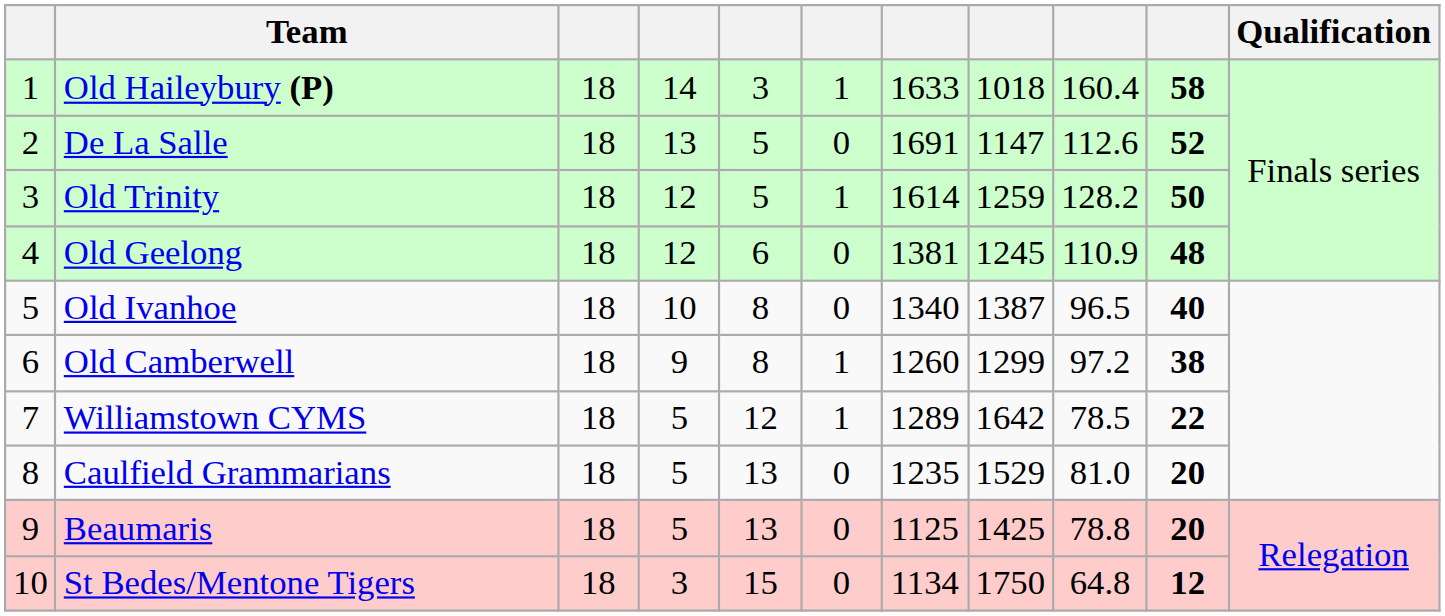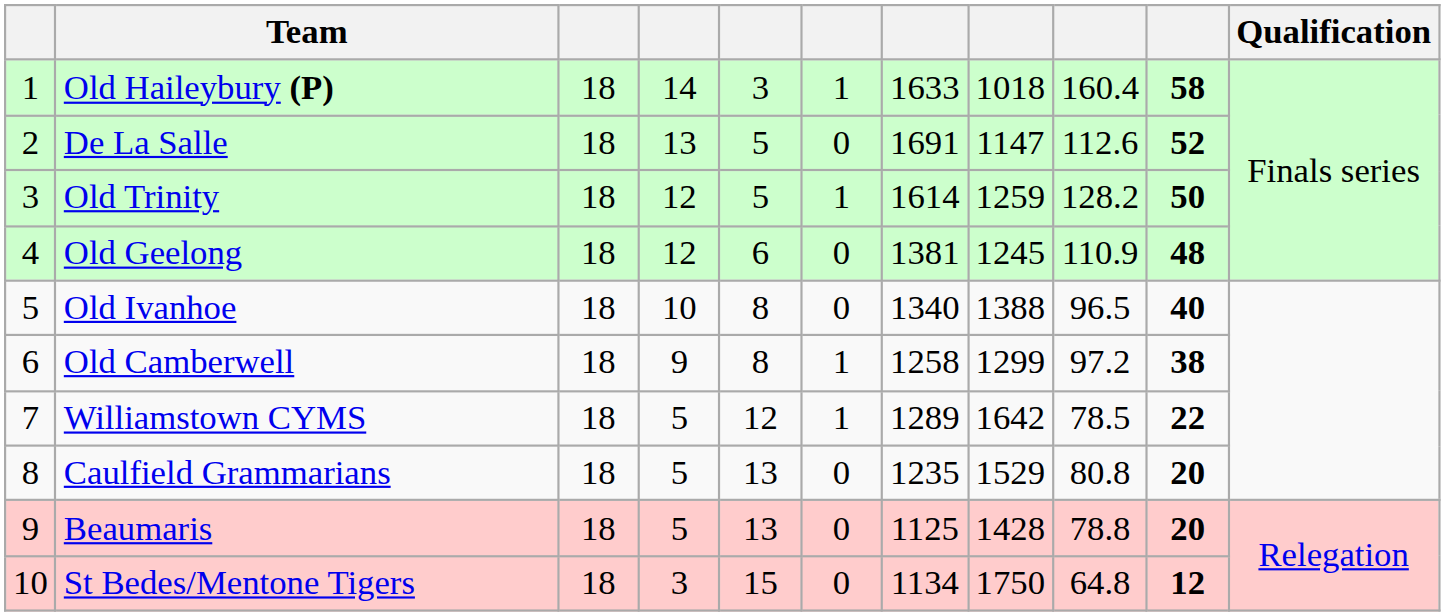(1010, 307) 1387 -> (1010, 307) 1388
(925, 362) 1260 -> (925, 362) 1258
(1100, 472) 81.0 -> (1100, 472) 80.8
(1010, 527) 1425 -> (1010, 527) 1428
